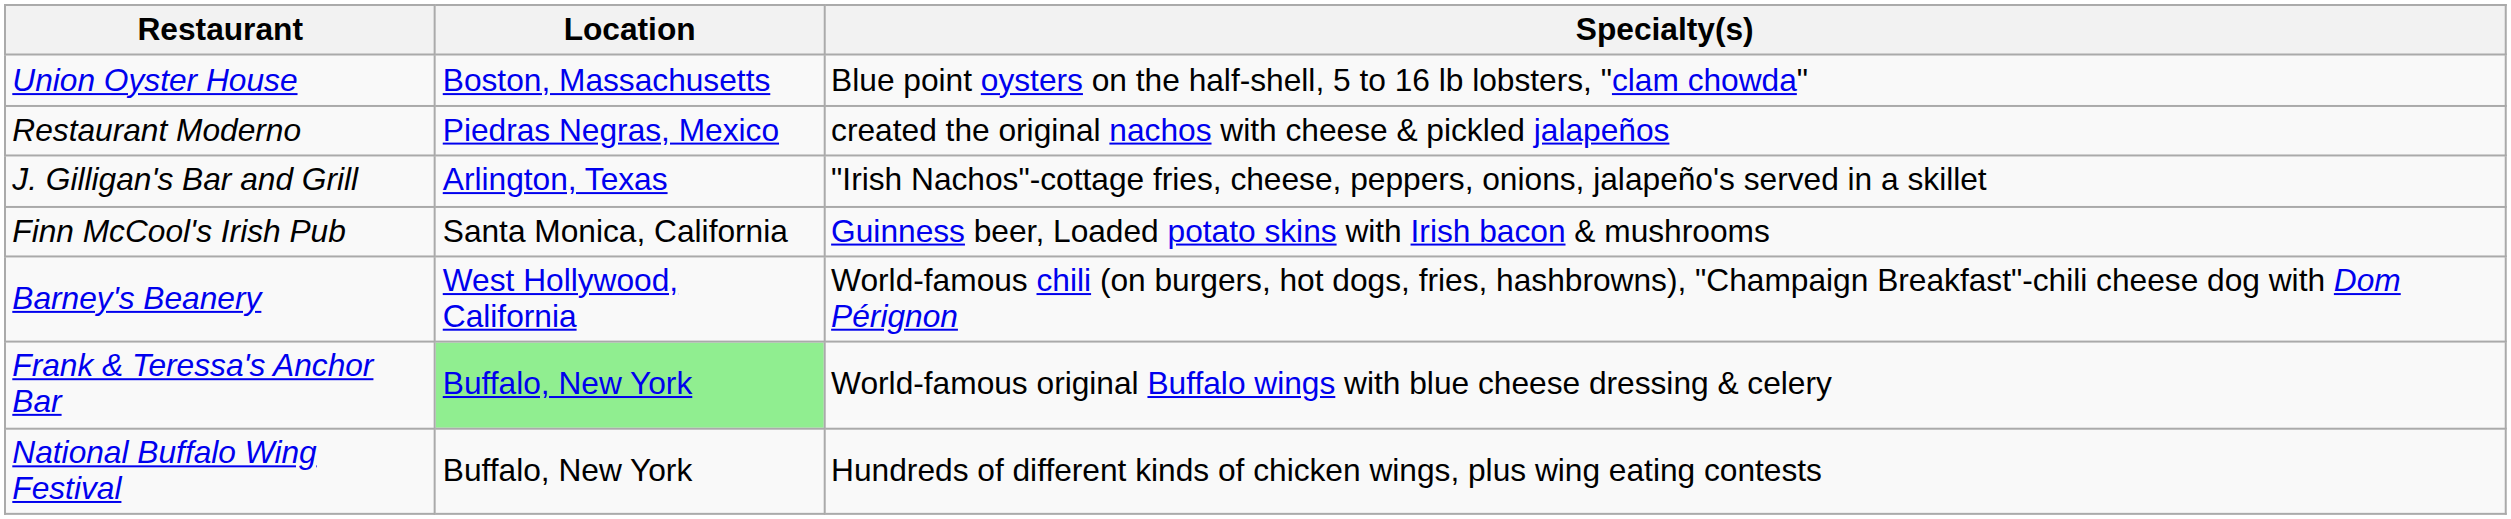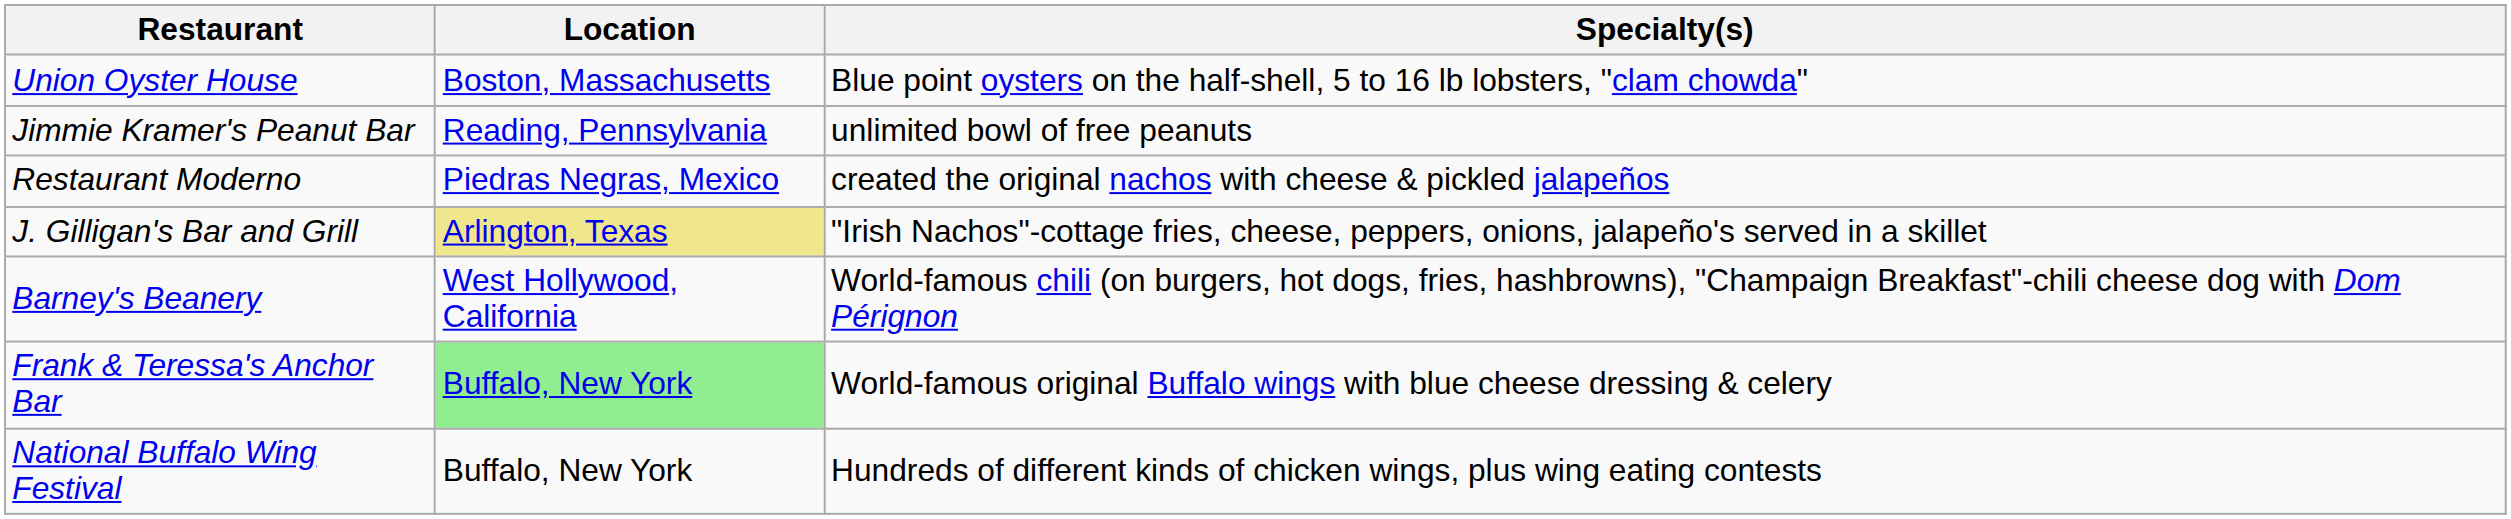+ row: (213, 130)
(555, 180) no background -> (555, 230) khaki background
- row: (179, 230)
